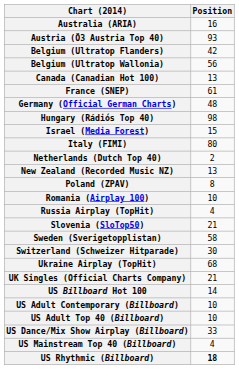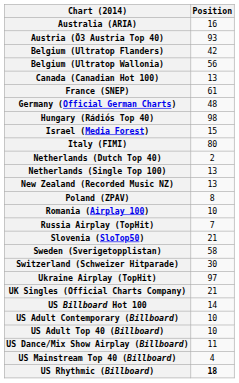+ row: (97, 171)
(212, 211) 4 -> (212, 225) 7
(212, 265) 68 -> (212, 278) 97
(212, 331) 33 -> (212, 345) 11
